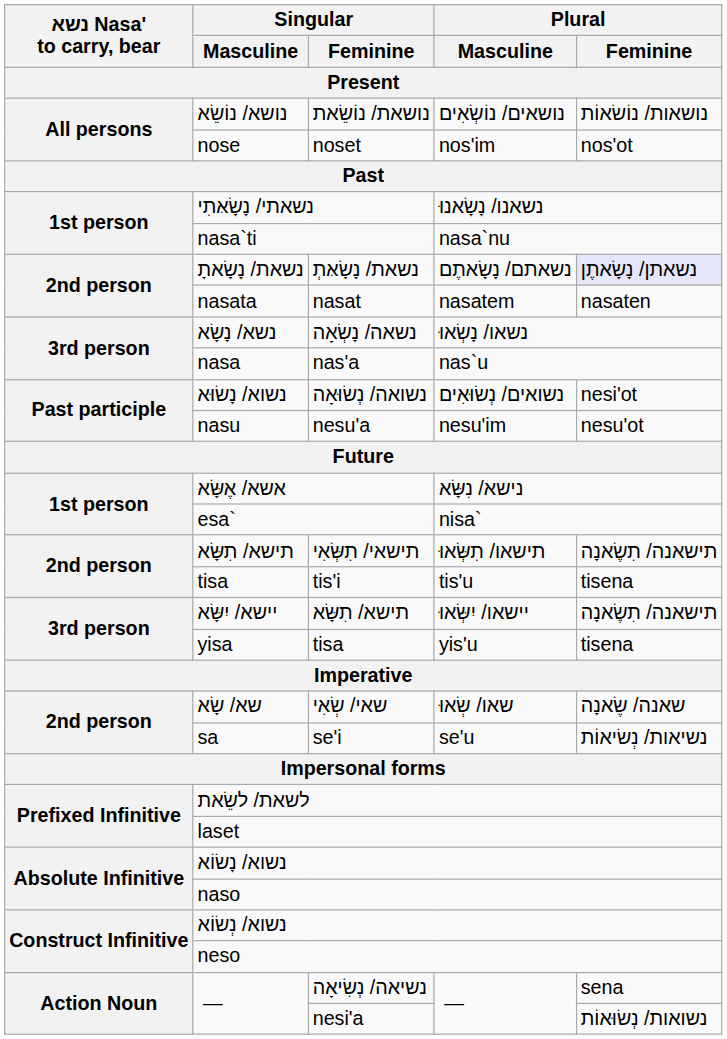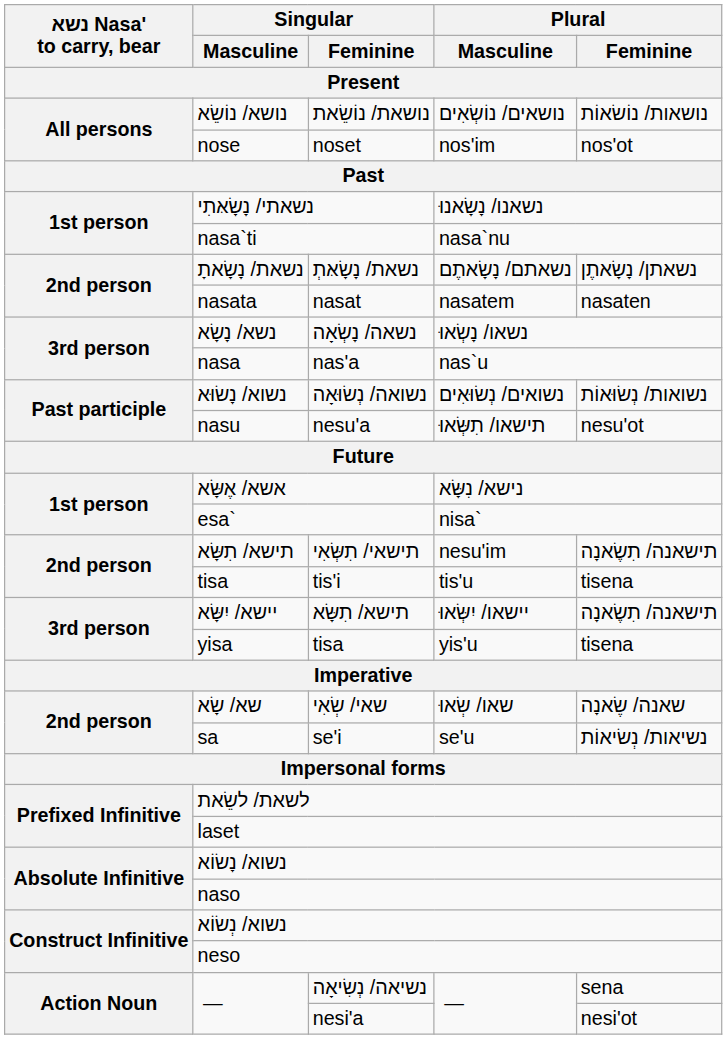(639, 269) lavender background -> (639, 269) no background
(609, 394) nesi'ot -> (644, 394) נשואות/ נְשׂוּאוֹת
(473, 425) nesu'im -> (492, 425) תישאו/ תִשְּׂאוּ
(492, 550) תישאו/ תִשְּׂאוּ -> (473, 550) nesu'im
(644, 1018) נשואות/ נְשׂוּאוֹת -> (609, 1018) nesi'ot
